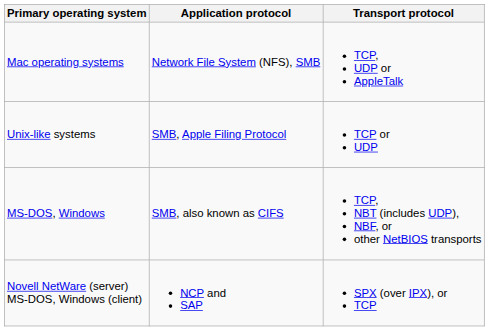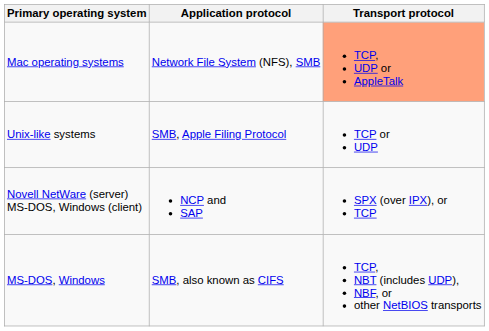(403, 68) no background -> (403, 68) lightsalmon background
rows swapped: (56, 213) <-> (75, 292)
